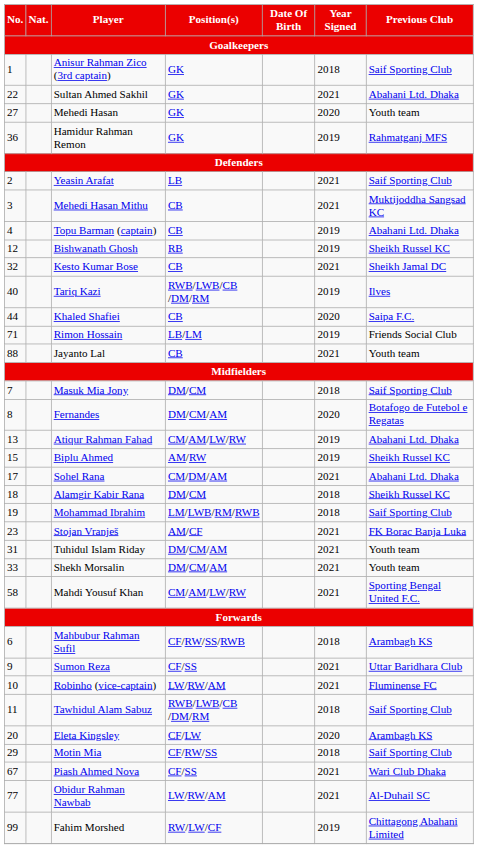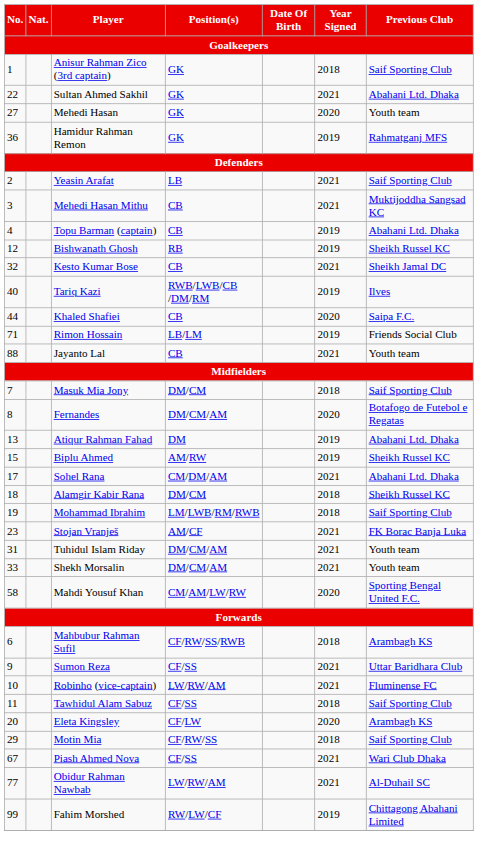(207, 440) CM/AM/LW/RW -> (177, 440) DM
(329, 592) 2021 -> (329, 592) 2020
(203, 710) RWB/LWB/CB /DM/RM -> (182, 703) CF/SS
